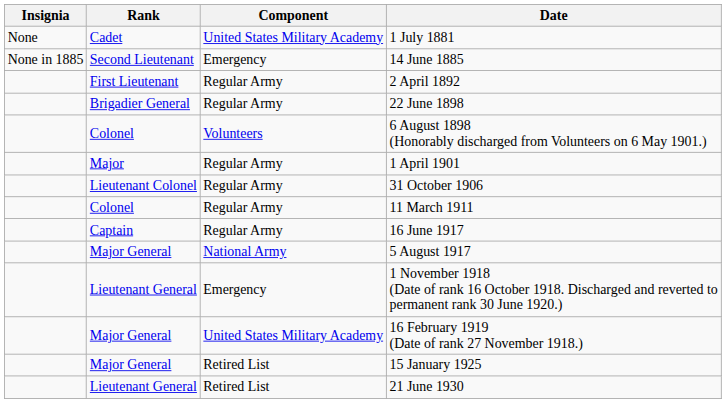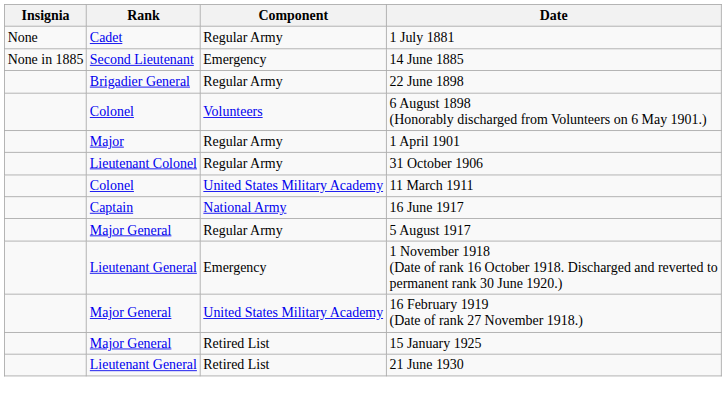(293, 37) United States Military Academy -> (243, 37) Regular Army
- row: (425, 81)
(243, 207) Regular Army -> (293, 185) United States Military Academy
(243, 229) Regular Army -> (245, 207) National Army
(245, 251) National Army -> (243, 229) Regular Army
